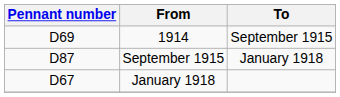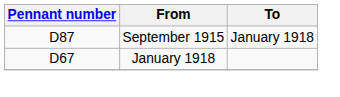- row: (173, 37)
